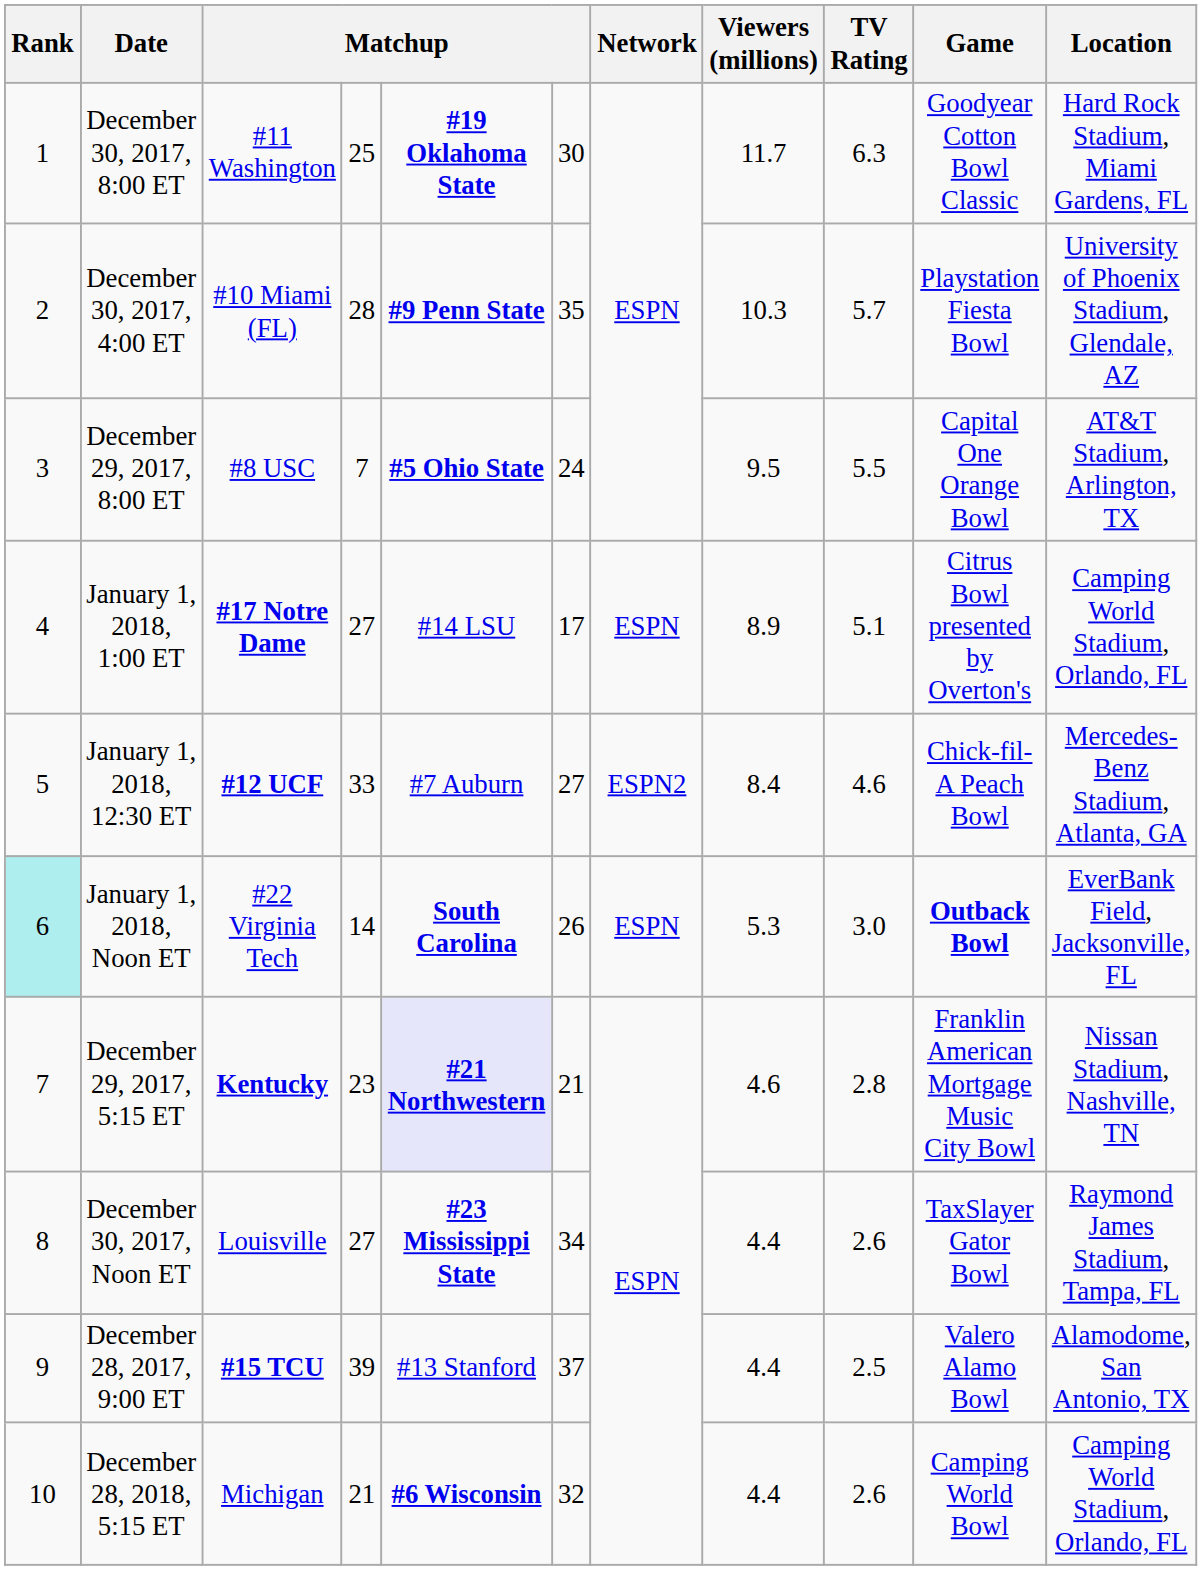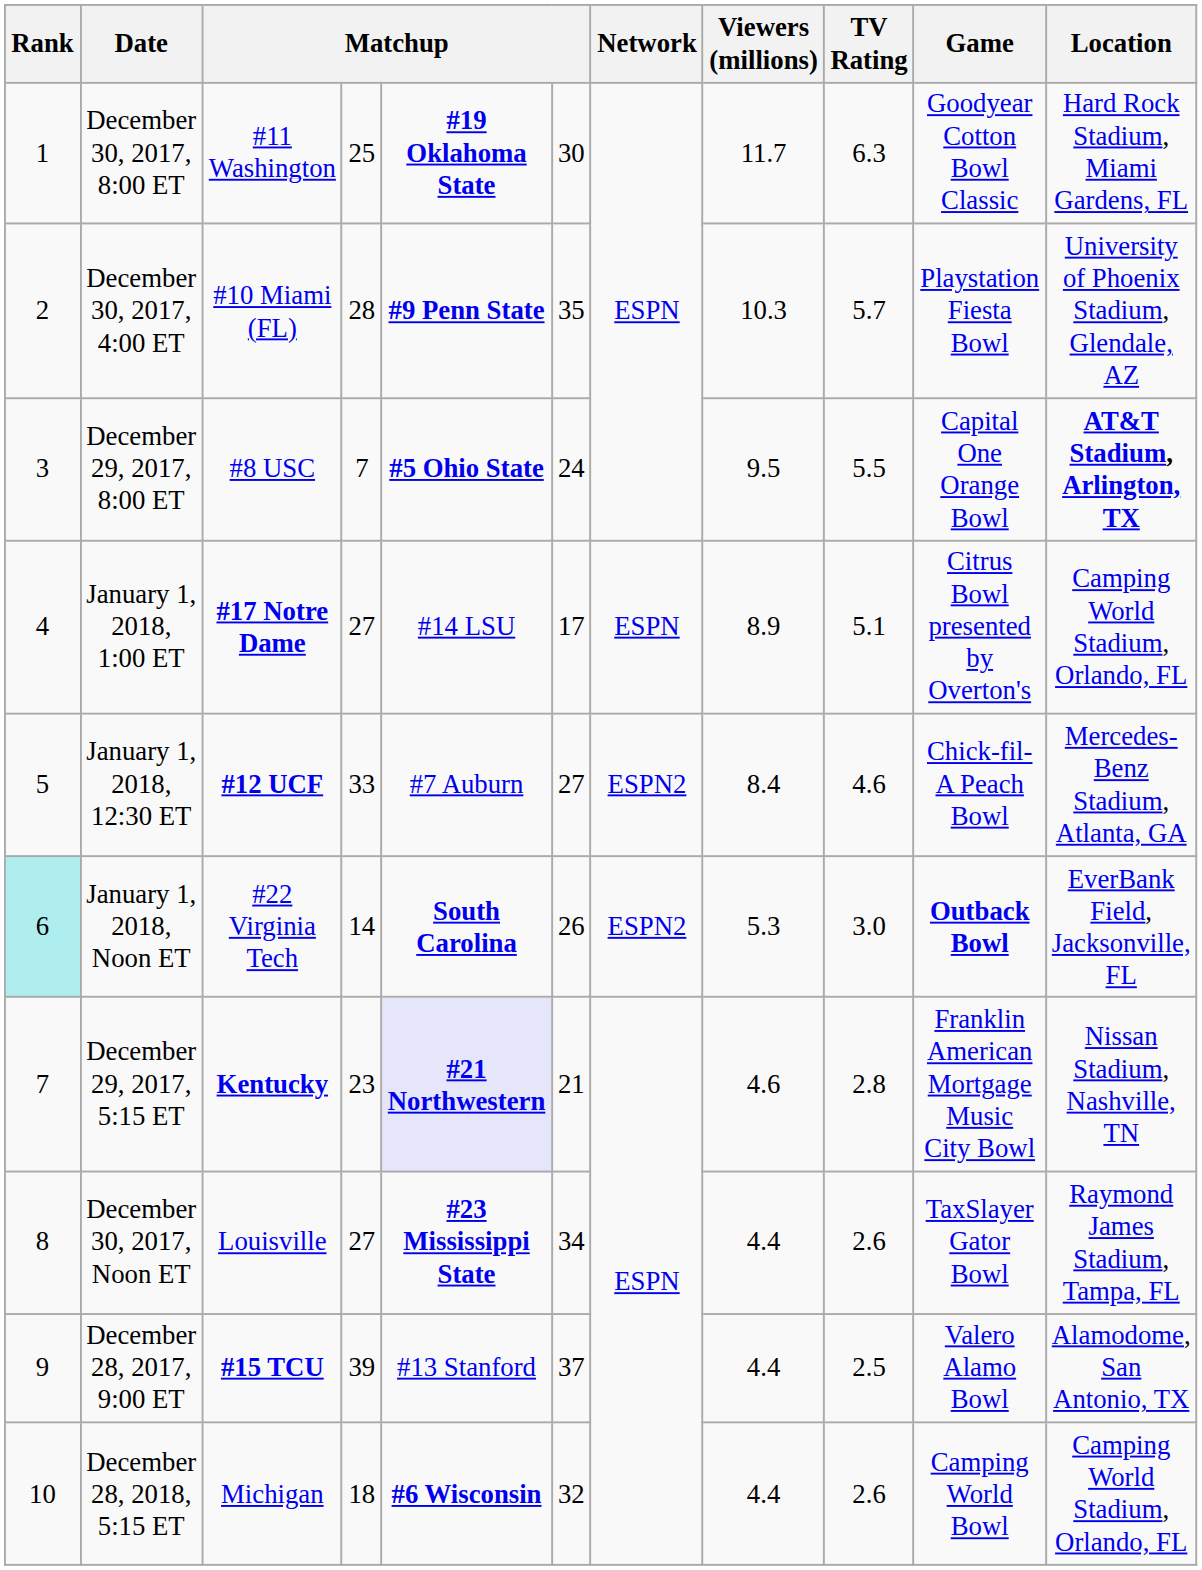(1121, 468) normal -> (1121, 468) bold
(647, 926) ESPN -> (647, 926) ESPN2
(362, 1493) 21 -> (362, 1493) 18
